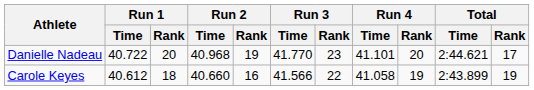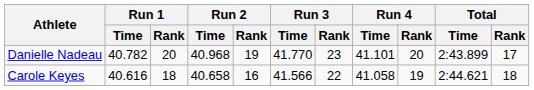(128, 55) 40.722 -> (128, 55) 40.782
(463, 55) 2:44.621 -> (463, 55) 2:43.899
(128, 76) 40.612 -> (128, 76) 40.616
(210, 76) 40.660 -> (210, 76) 40.658
(463, 76) 2:43.899 -> (463, 76) 2:44.621
(510, 76) 19 -> (510, 76) 18
